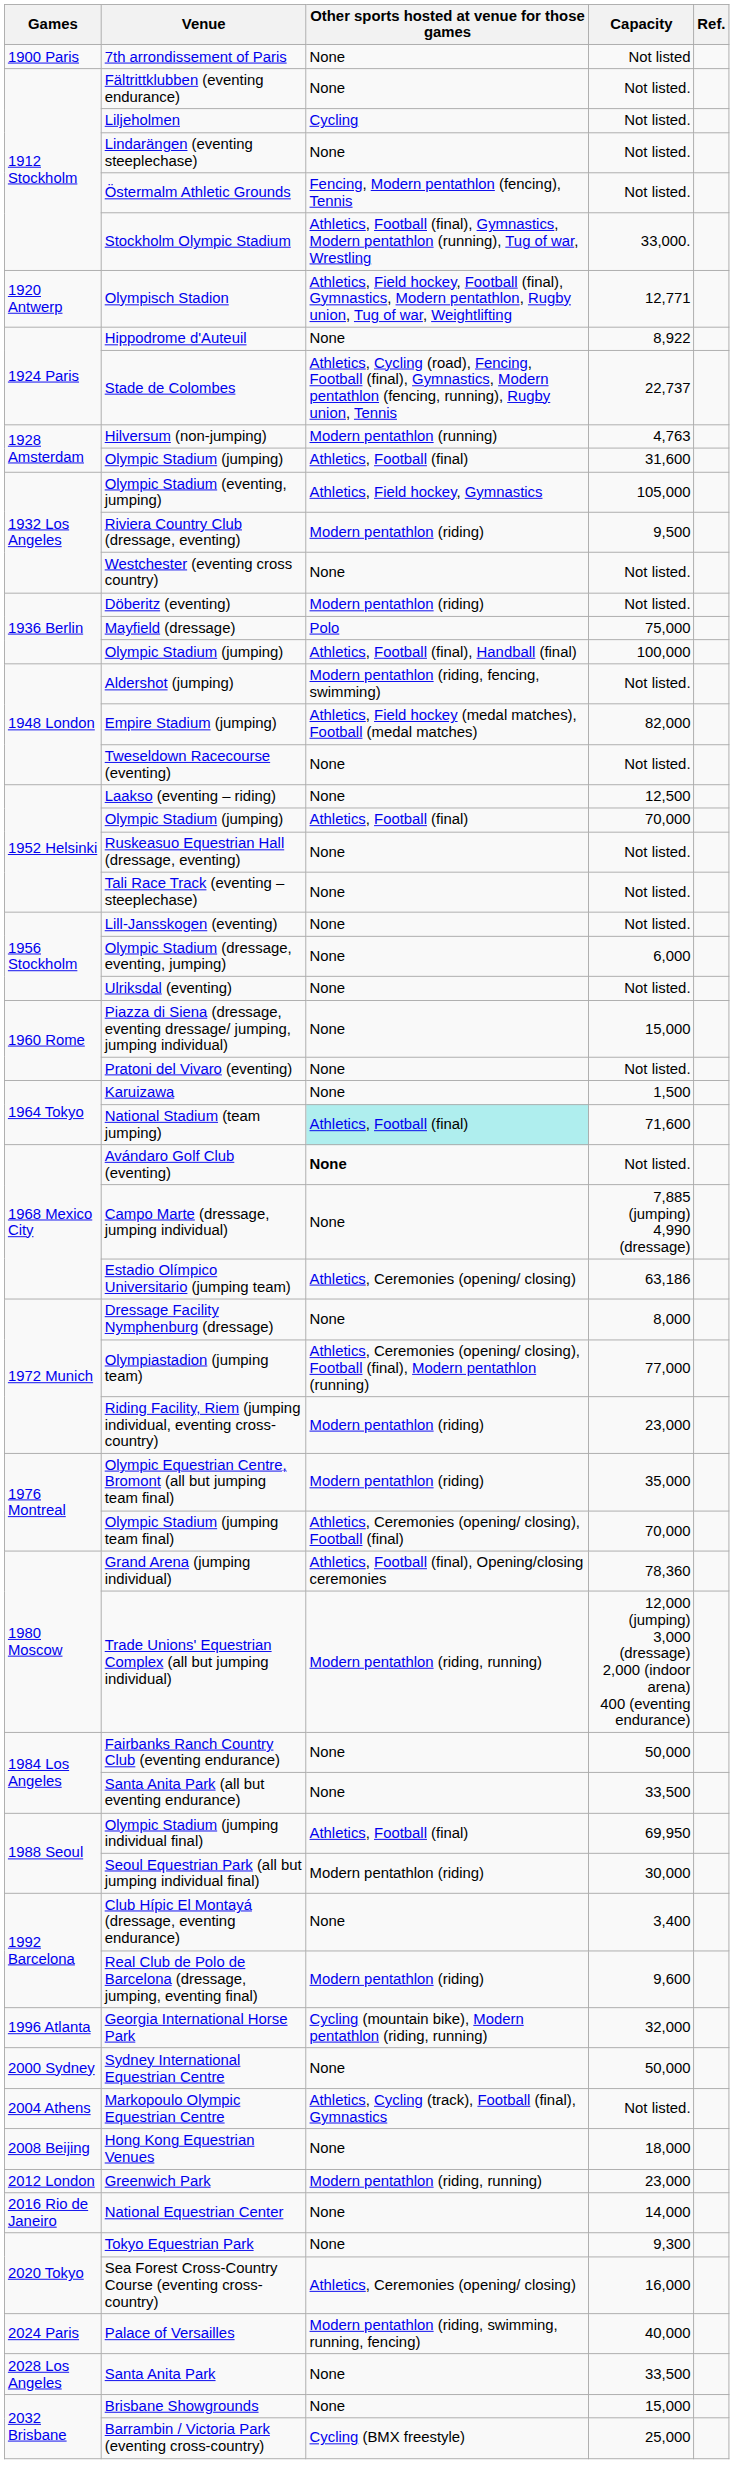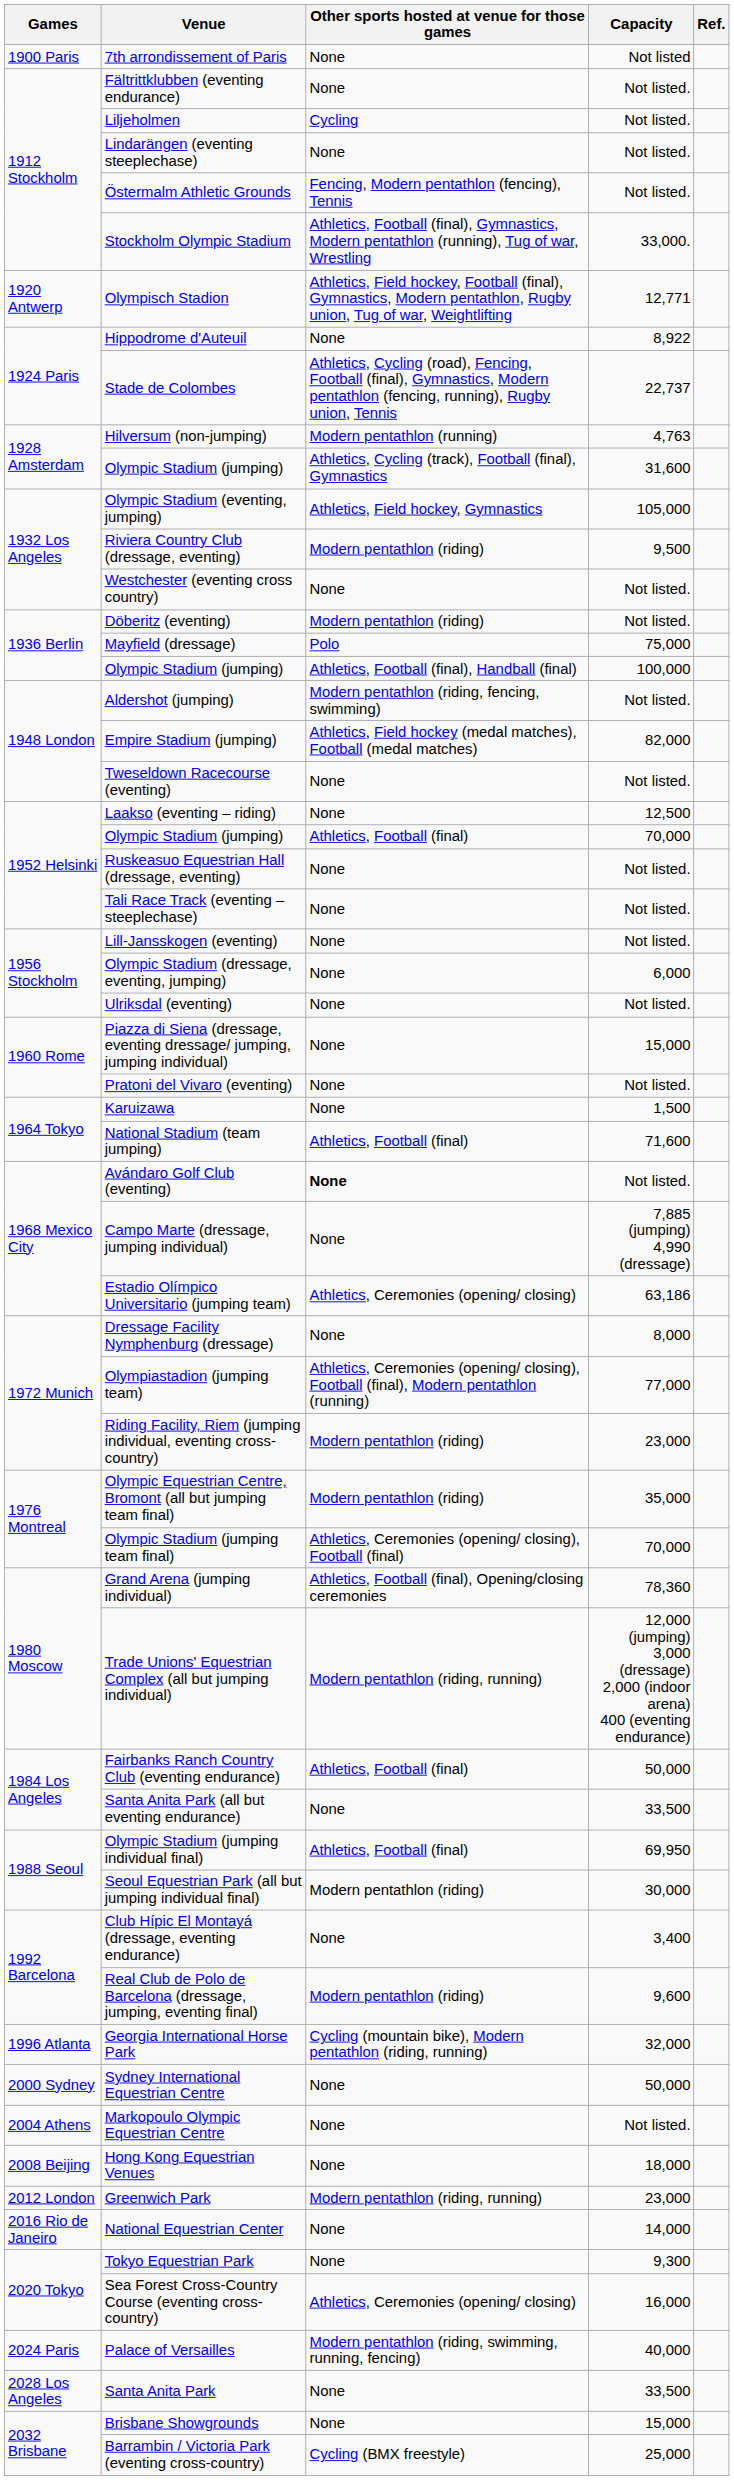(389, 460) Athletics, Football (final) -> (443, 468) Athletics, Cycling (track), Football (final), Gymnastics
(389, 1124) paleturquoise background -> (389, 1141) no background
(327, 1752) None -> (389, 1769) Athletics, Football (final)
(443, 2108) Athletics, Cycling (track), Football (final), Gymnastics -> (327, 2125) None
